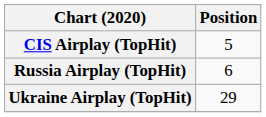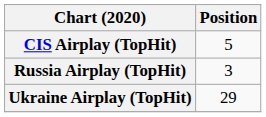(228, 71) 6 -> (228, 71) 3
